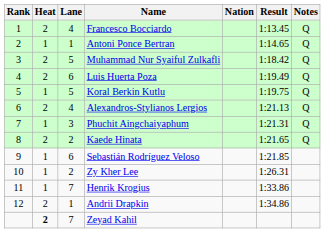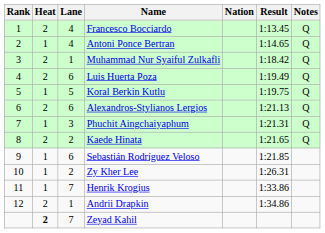(71, 44) 1 -> (71, 44) 4
(71, 60) 5 -> (71, 60) 1
(71, 108) 4 -> (71, 108) 6
